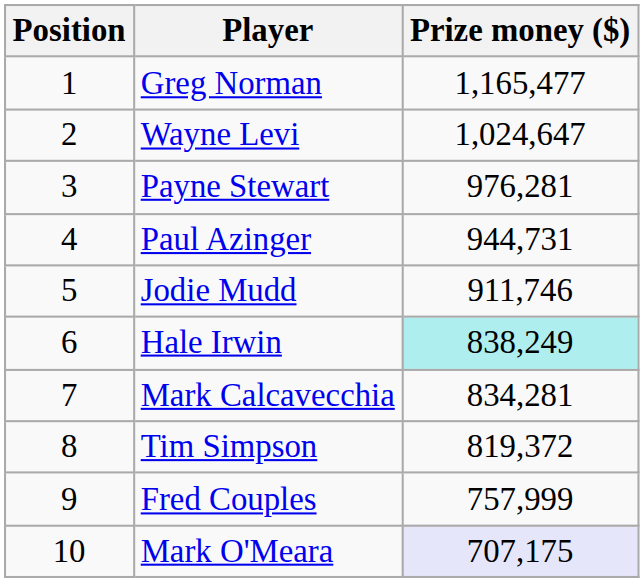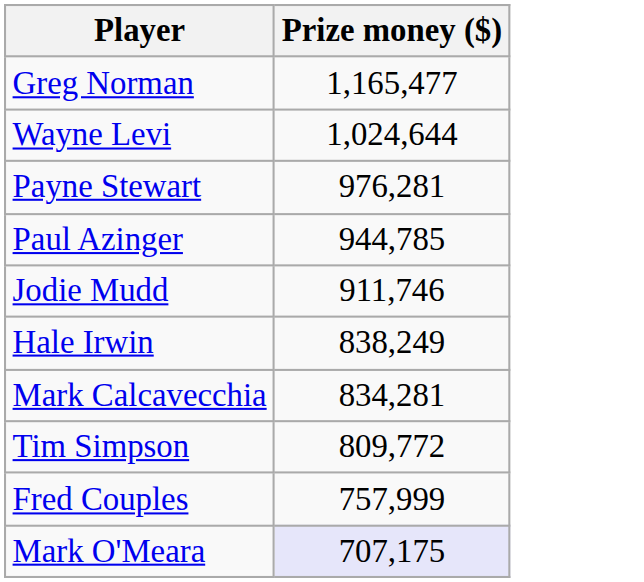- column: (69, 30)
(520, 134) 1,024,647 -> (392, 134) 1,024,644
(520, 238) 944,731 -> (392, 238) 944,785
(520, 342) paleturquoise background -> (392, 342) no background
(520, 446) 819,372 -> (392, 446) 809,772
